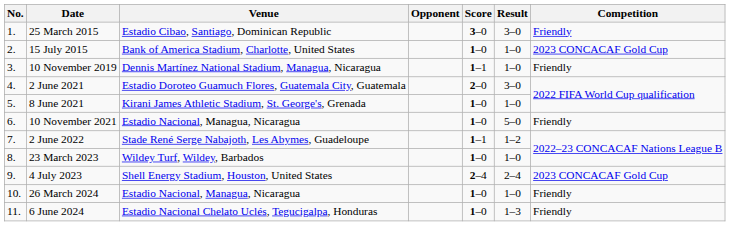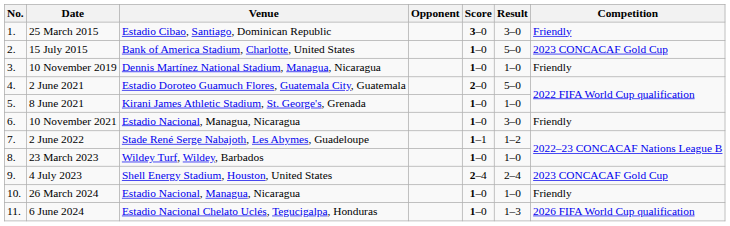(512, 49) 1–0 -> (512, 49) 5–0
(478, 67) 1–1 -> (478, 67) 1–0
(512, 85) 3–0 -> (512, 85) 5–0
(512, 121) 5–0 -> (512, 121) 3–0
(552, 211) Friendly -> (614, 211) 2026 FIFA World Cup qualification
